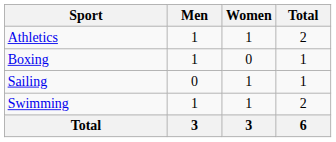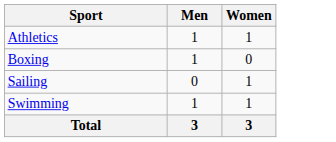- column: (303, 15)
